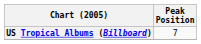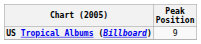(175, 33) 7 -> (175, 33) 9
